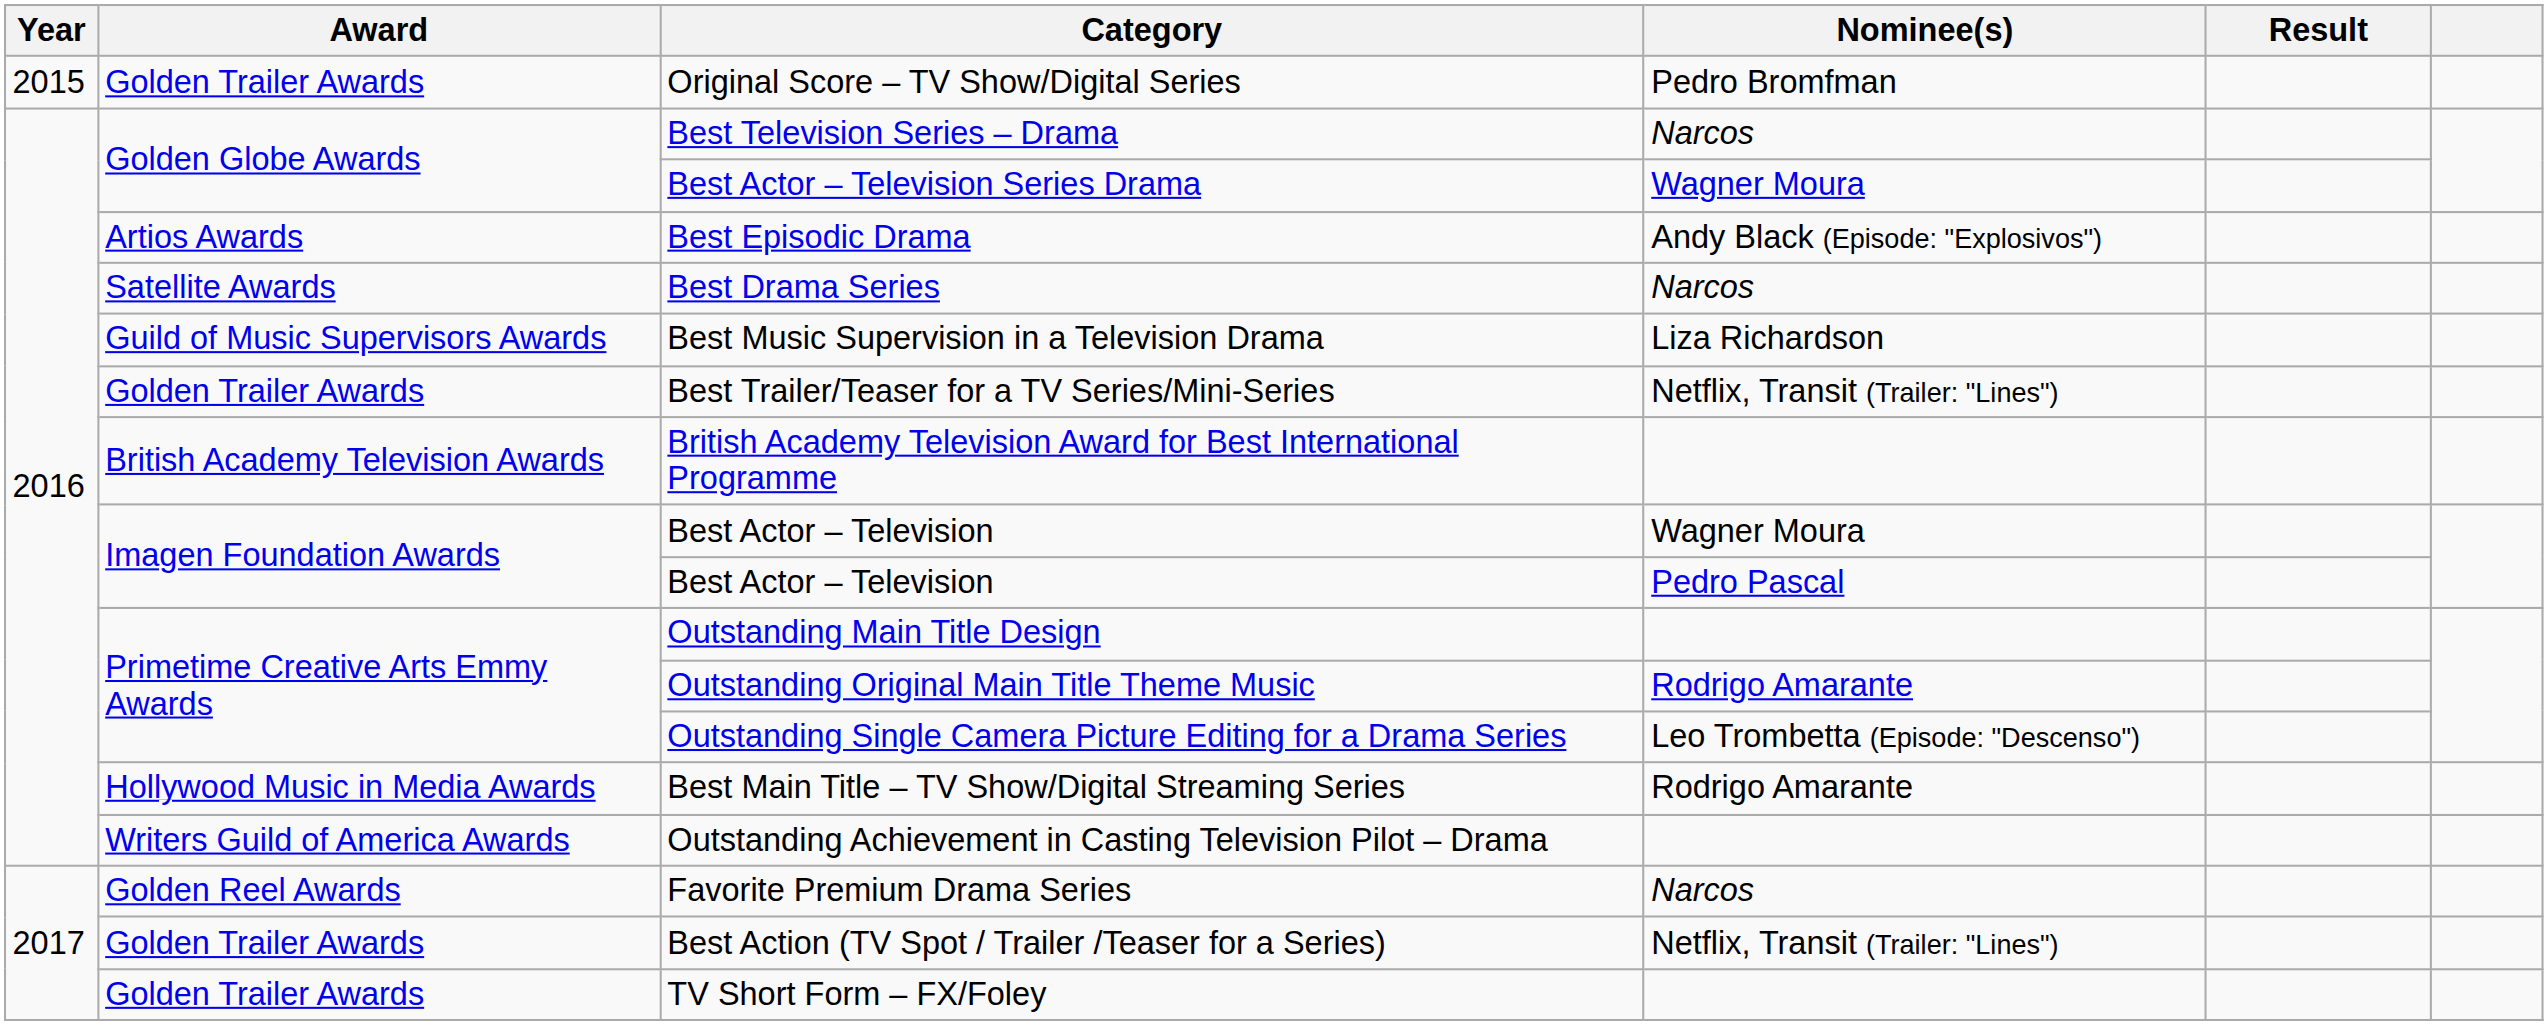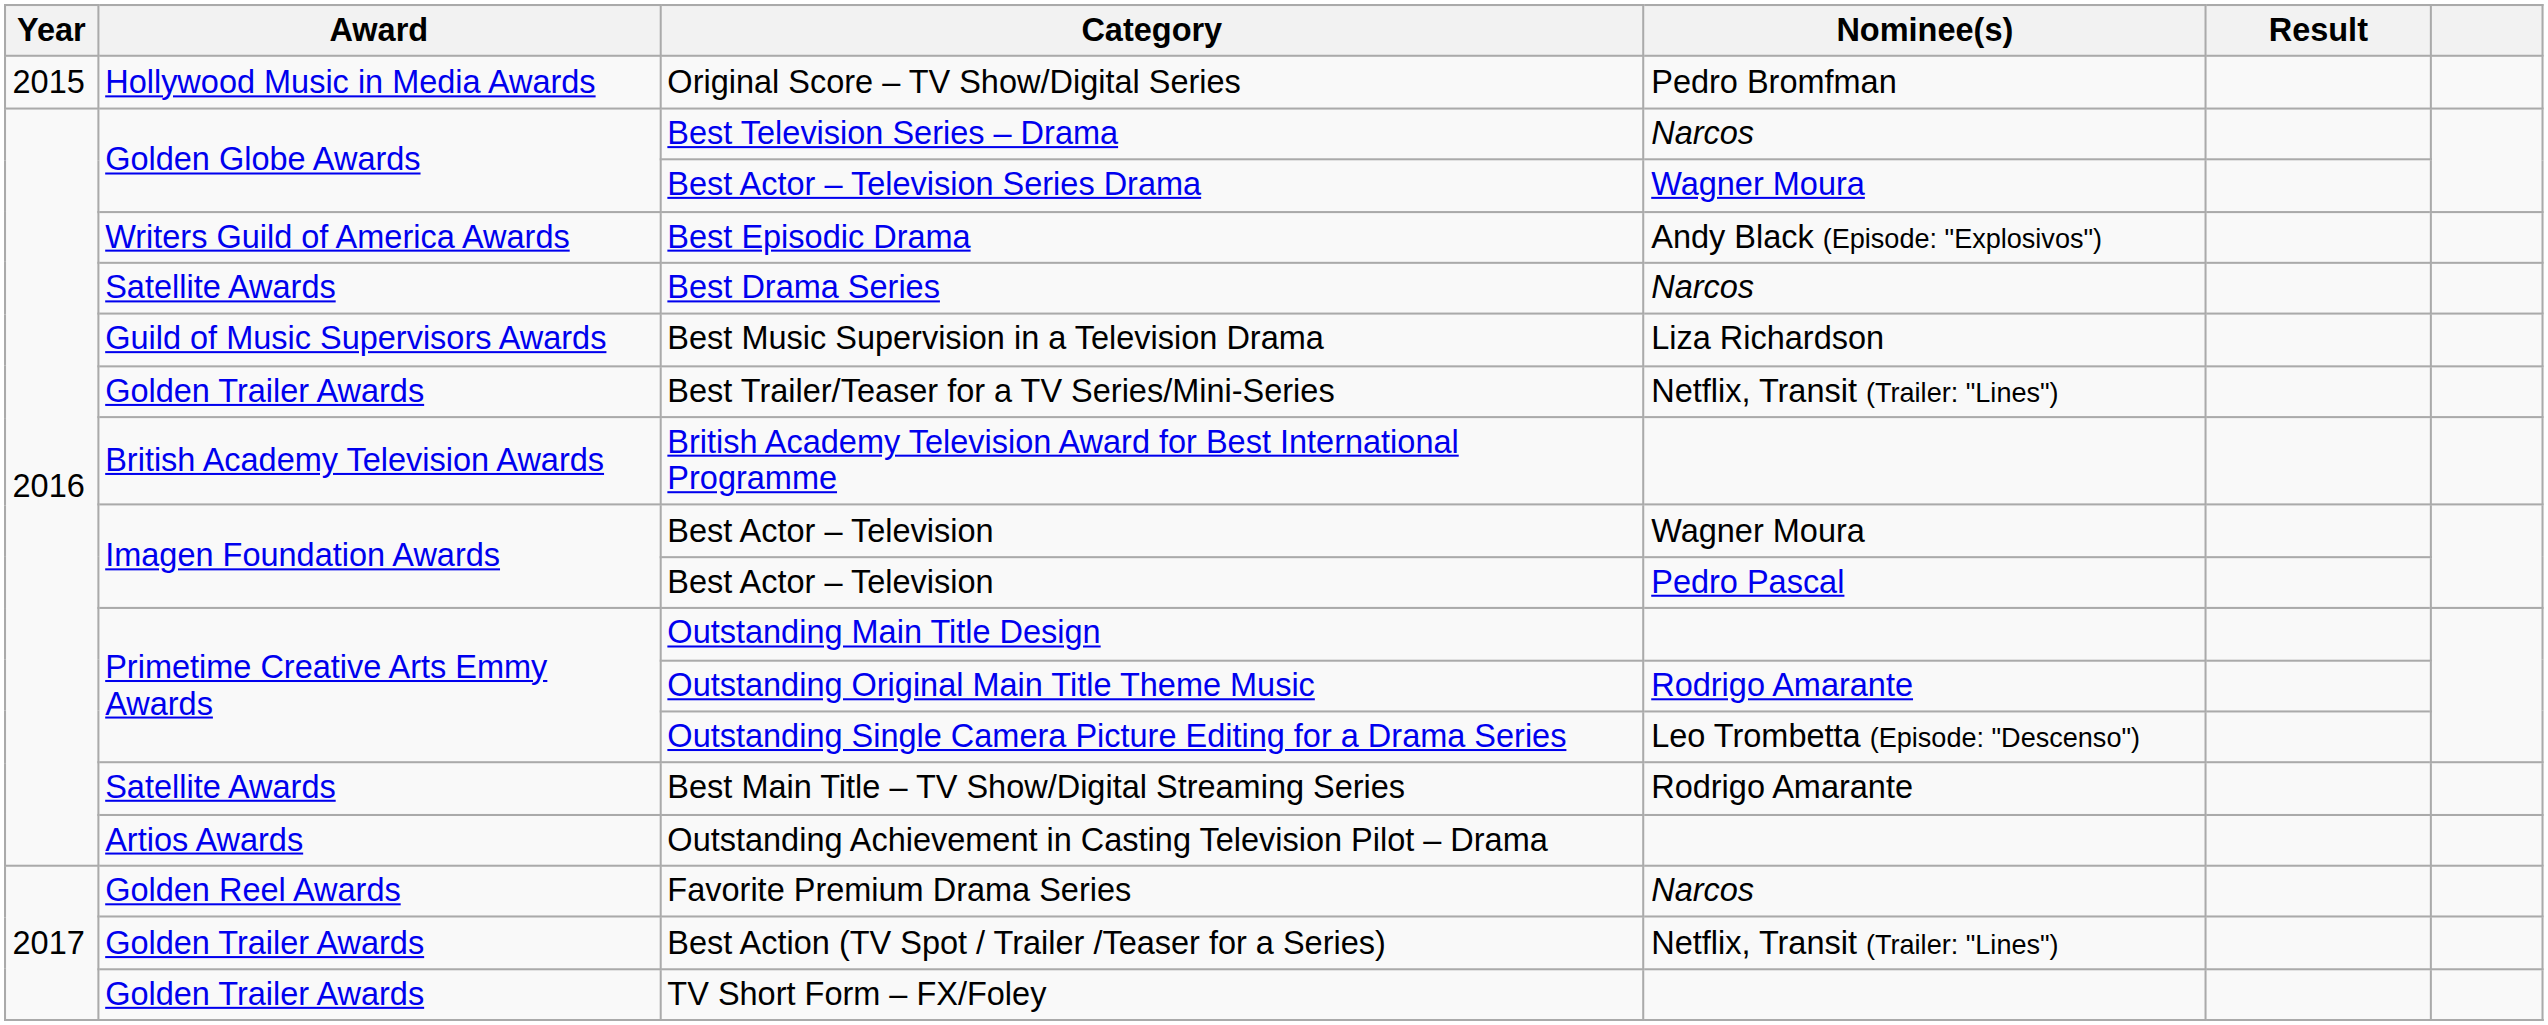(265, 81) Golden Trailer Awards -> (350, 81) Hollywood Music in Media Awards
(204, 236) Artios Awards -> (337, 236) Writers Guild of America Awards
(350, 787) Hollywood Music in Media Awards -> (220, 787) Satellite Awards
(337, 839) Writers Guild of America Awards -> (204, 839) Artios Awards
